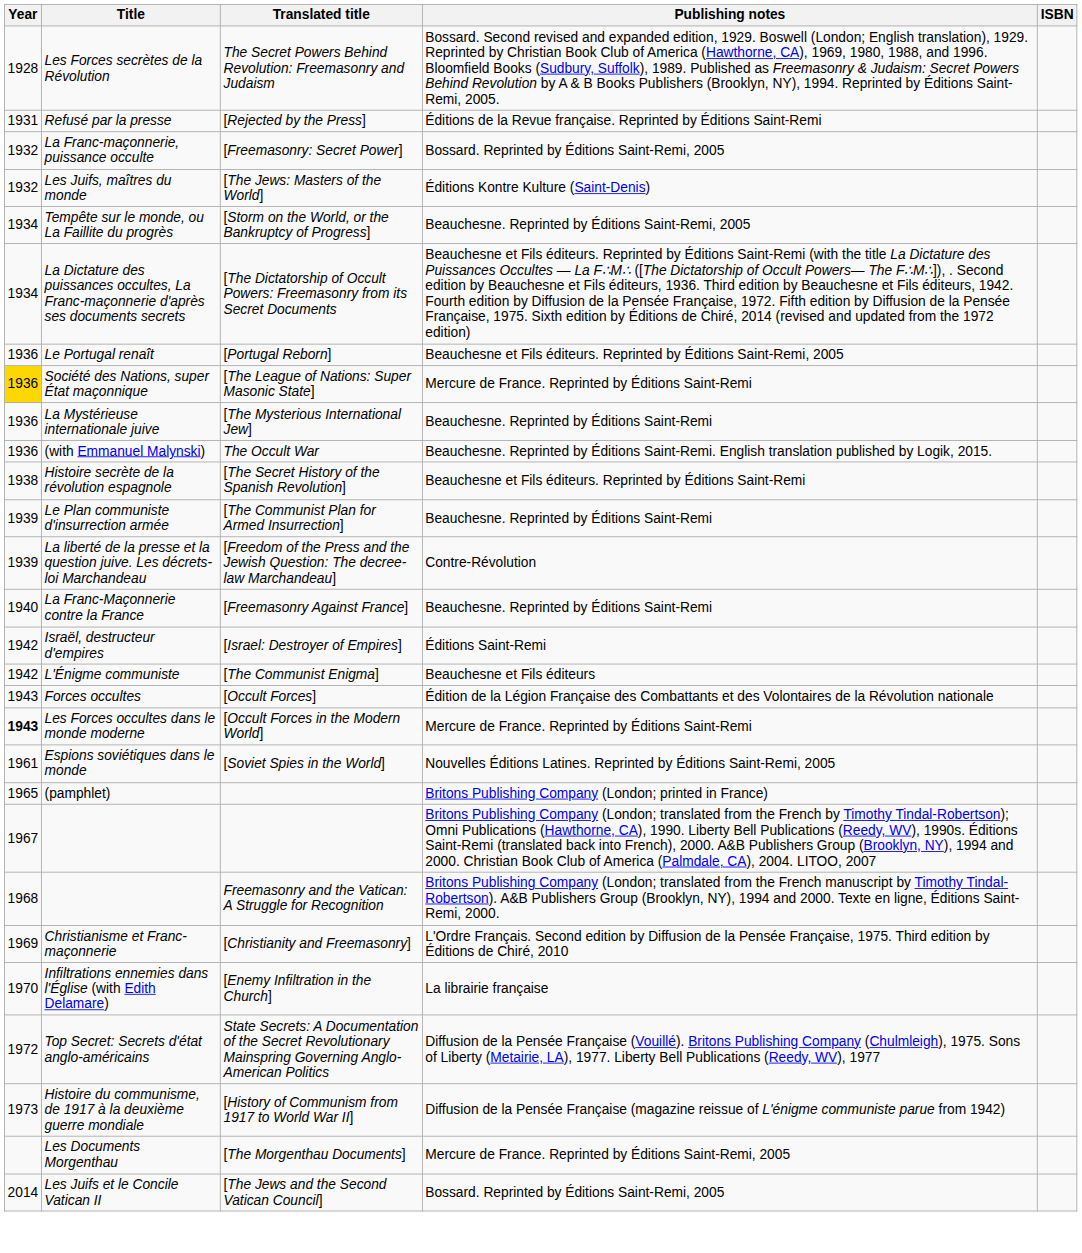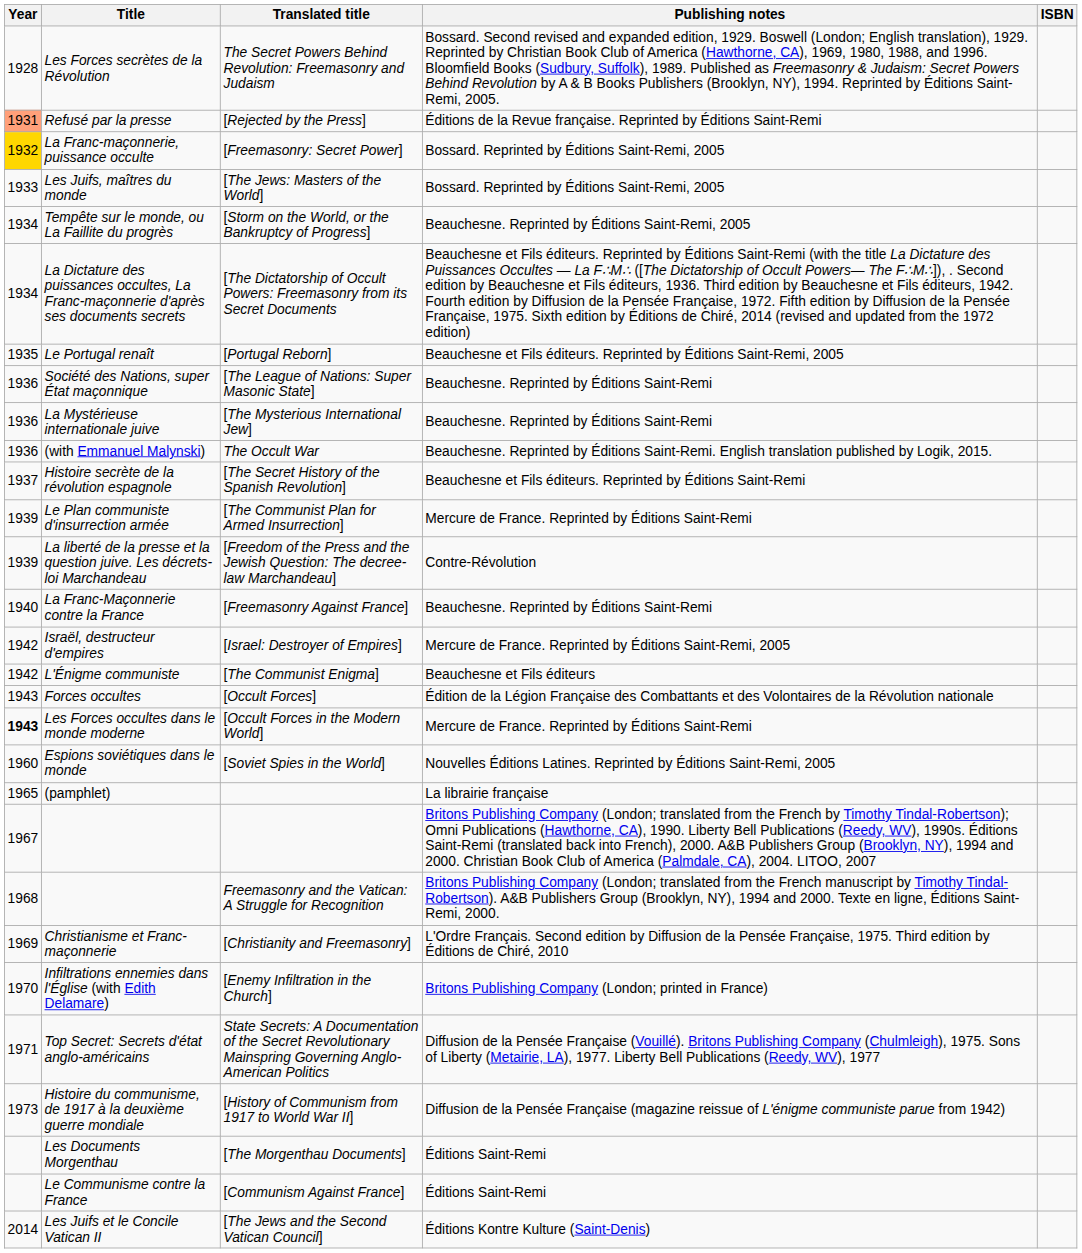(23, 120) no background -> (23, 120) lightsalmon background
(23, 150) no background -> (23, 150) gold background
(23, 187) 1932 -> (23, 187) 1933
(538, 187) Éditions Kontre Kulture (Saint-Denis) -> (575, 187) Bossard. Reprinted by Éditions Saint-Remi, 2005
(23, 354) 1936 -> (23, 354) 1935
(23, 384) gold background -> (23, 384) no background
(589, 384) Mercure de France. Reprinted by Éditions Saint-Remi -> (569, 384) Beauchesne. Reprinted by Éditions Saint-Remi
(23, 480) 1938 -> (23, 480) 1937
(569, 518) Beauchesne. Reprinted by Éditions Saint-Remi -> (589, 518) Mercure de France. Reprinted by Éditions Saint-Remi
(486, 645) Éditions Saint-Remi -> (608, 645) Mercure de France. Reprinted by Éditions Saint-Remi, 2005
(23, 763) 1961 -> (23, 763) 1960
(597, 793) Britons Publishing Company (London; printed in France) -> (487, 793) La librairie française
(487, 988) La librairie française -> (597, 988) Britons Publishing Company (London; printed in France)
(23, 1049) 1972 -> (23, 1049) 1971
(608, 1155) Mercure de France. Reprinted by Éditions Saint-Remi, 2005 -> (486, 1155) Éditions Saint-Remi
+ row: (125, 1192)
(575, 1192) Bossard. Reprinted by Éditions Saint-Remi, 2005 -> (538, 1229) Éditions Kontre Kulture (Saint-Denis)
